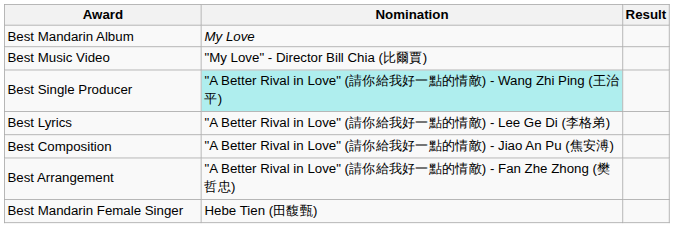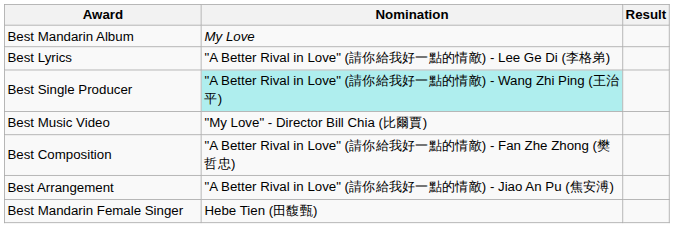rows swapped: (59, 58) <-> (40, 122)
(409, 146) "A Better Rival in Love" (請你給我好一點的情敵) - Jiao An Pu (焦安溥) -> (407, 154) "A Better Rival in Love" (請你給我好一點的情敵) - Fan Zhe Zhong (樊哲忠)
(407, 178) "A Better Rival in Love" (請你給我好一點的情敵) - Fan Zhe Zhong (樊哲忠) -> (409, 187) "A Better Rival in Love" (請你給我好一點的情敵) - Jiao An Pu (焦安溥)
